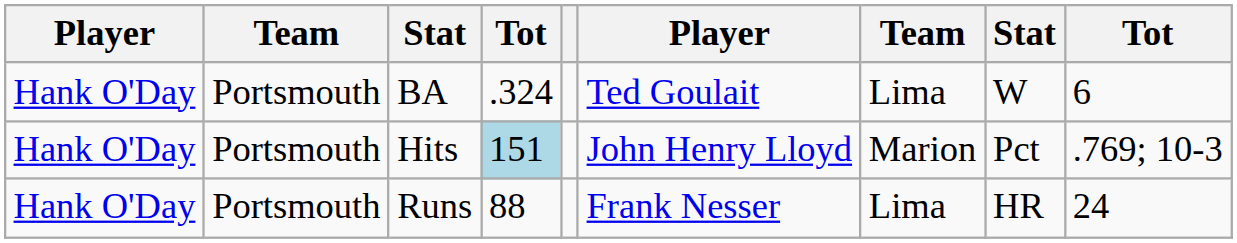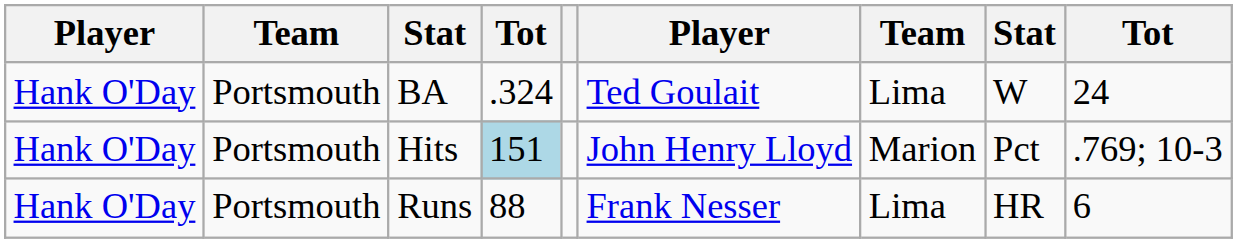(1082, 91) 6 -> (1091, 91) 24
(1091, 206) 24 -> (1082, 206) 6
